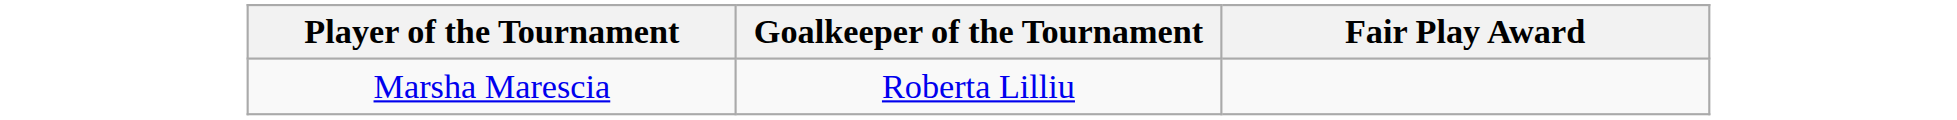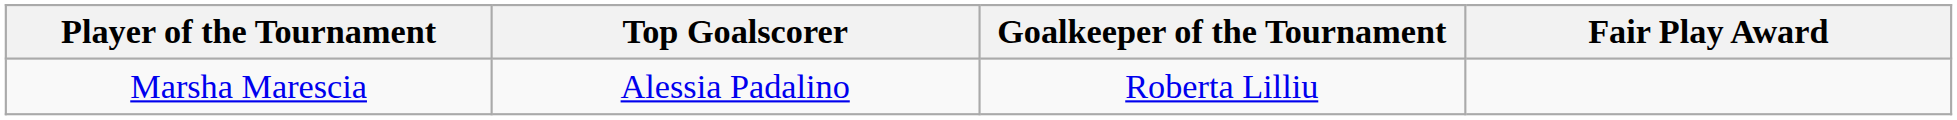+ column: (735, 31)
